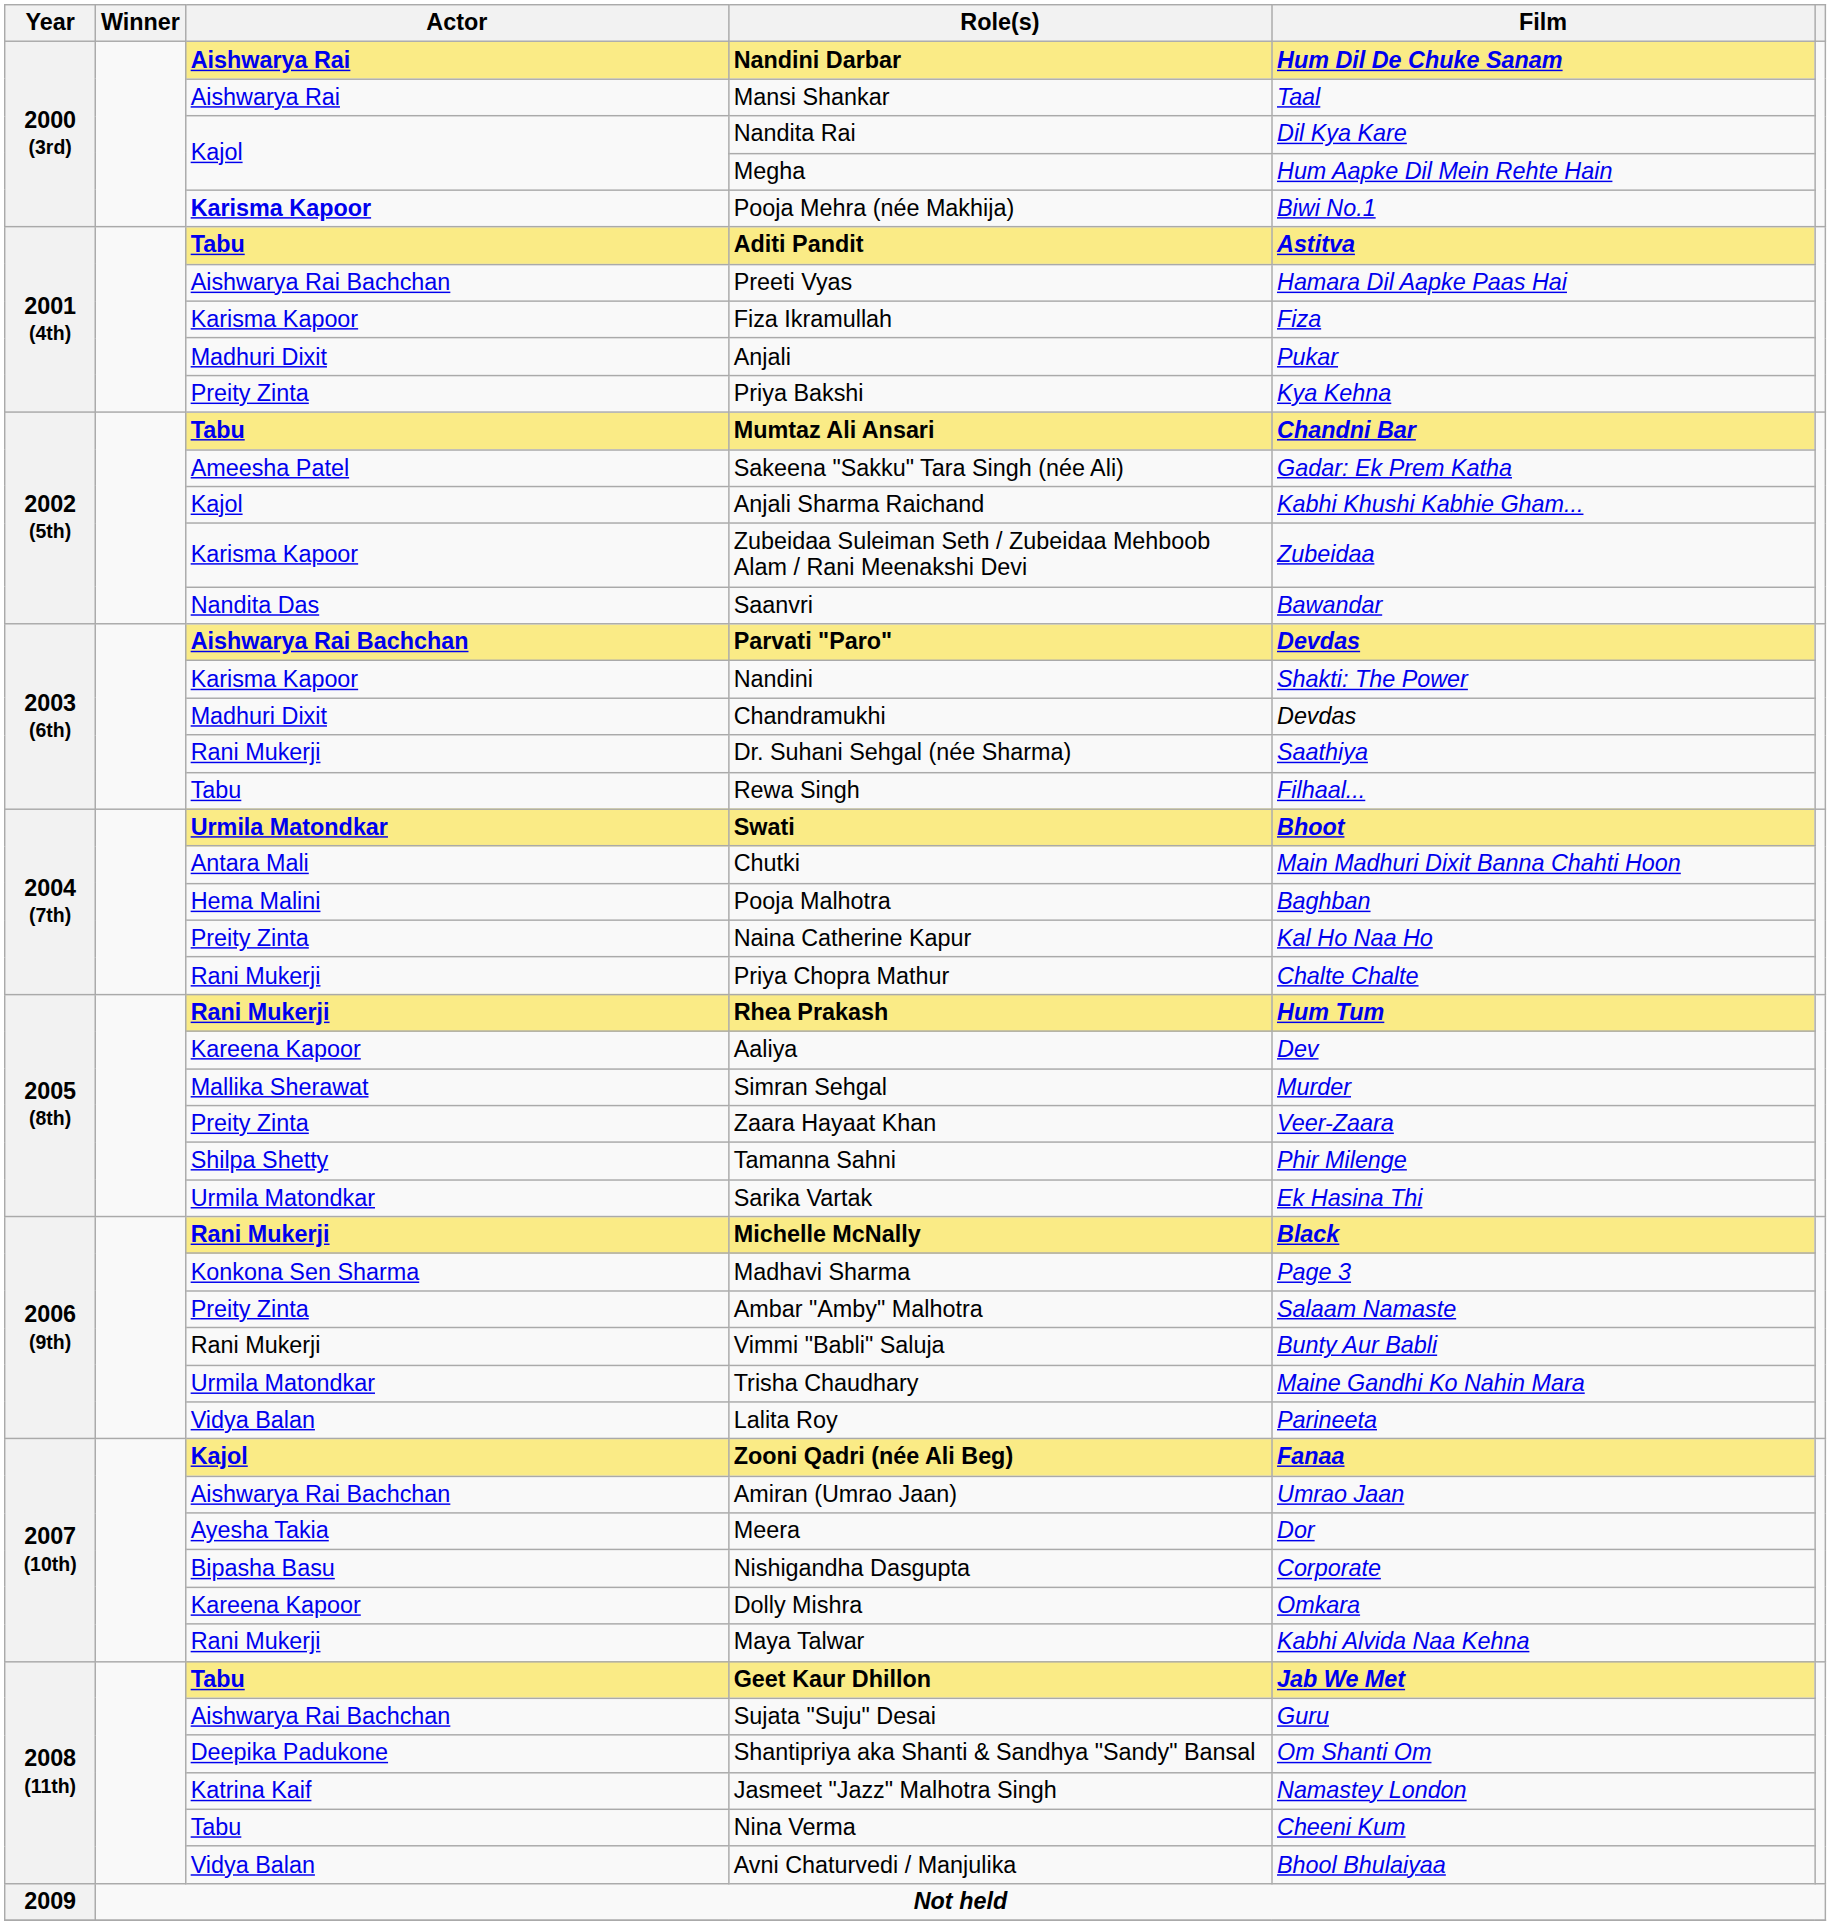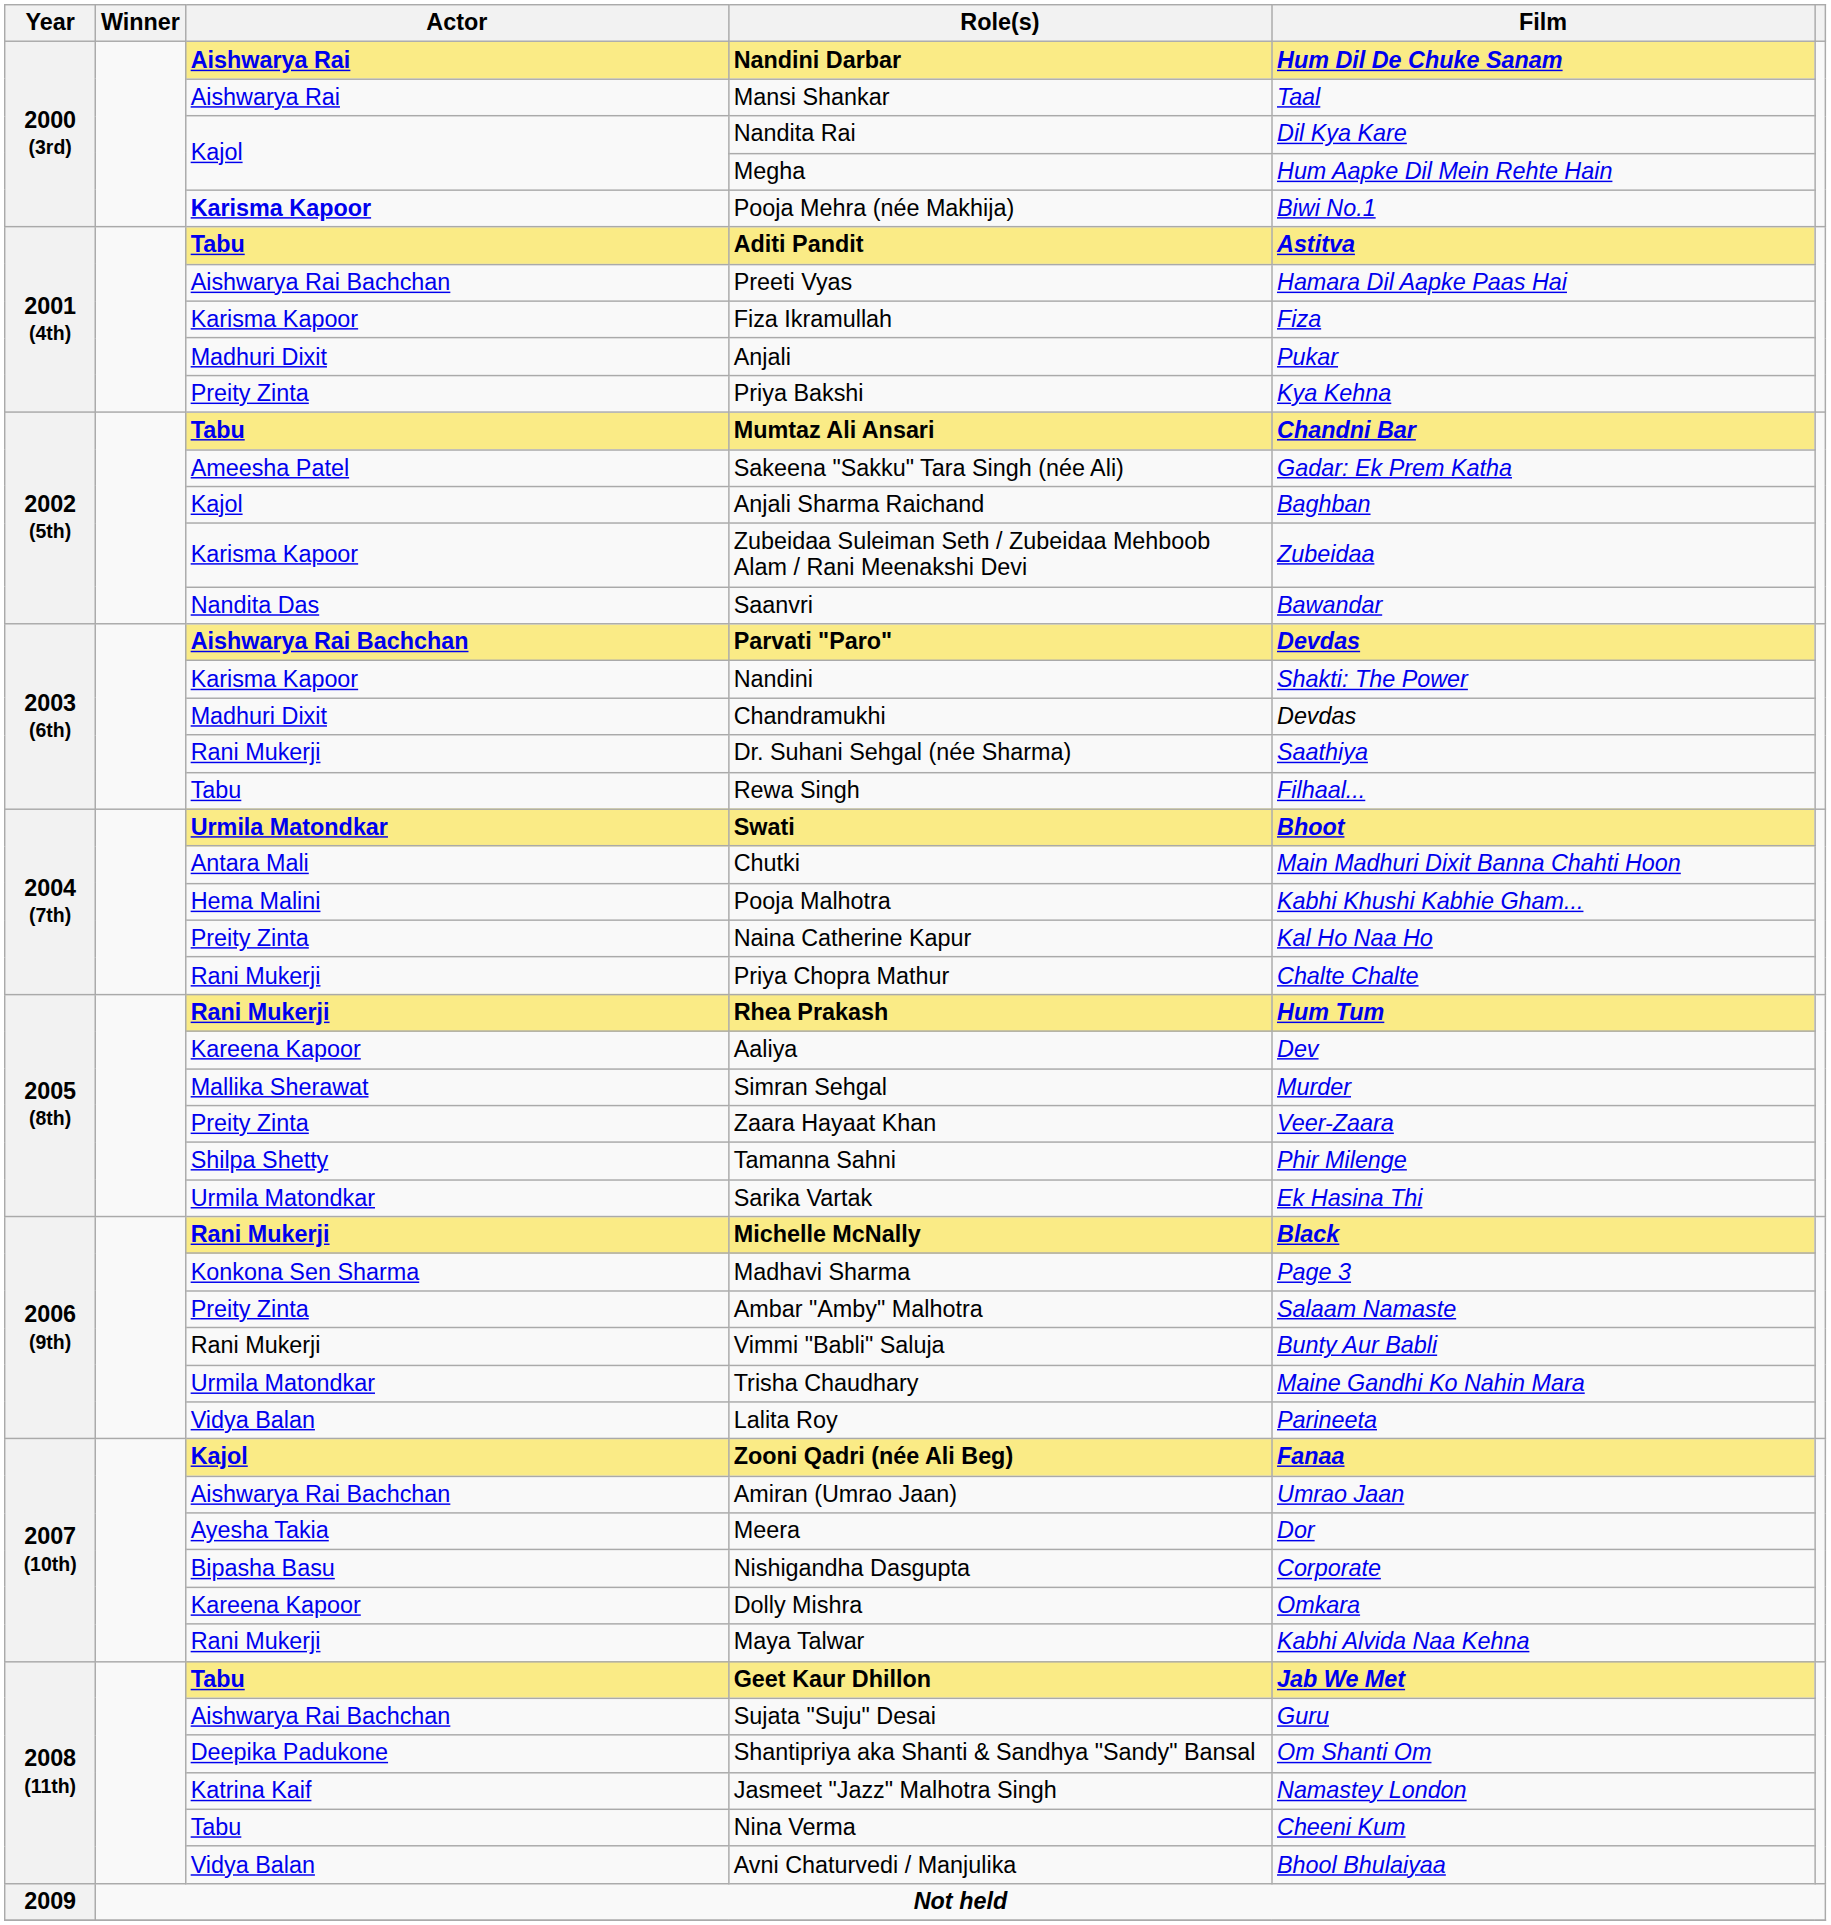(1430, 504) Kabhi Khushi Kabhie Gham... -> (1324, 504) Baghban
(1324, 901) Baghban -> (1430, 901) Kabhi Khushi Kabhie Gham...
